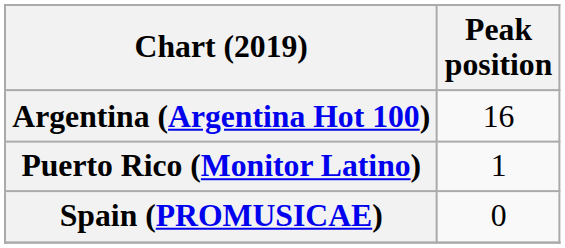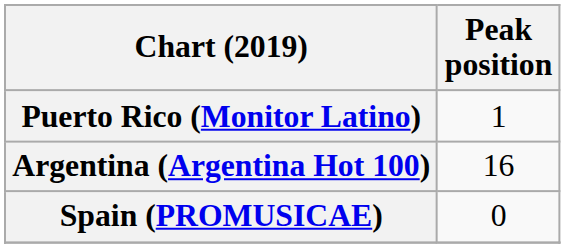rows swapped: (221, 115) <-> (221, 165)
